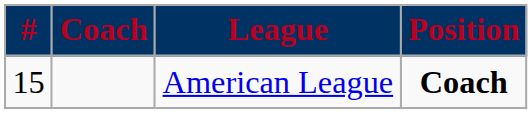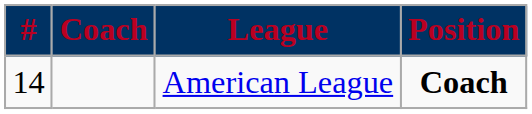(29, 81) 15 -> (29, 81) 14
